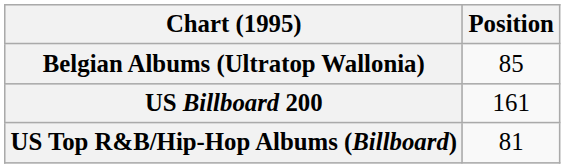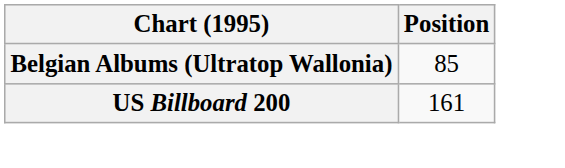- row: (234, 142)
